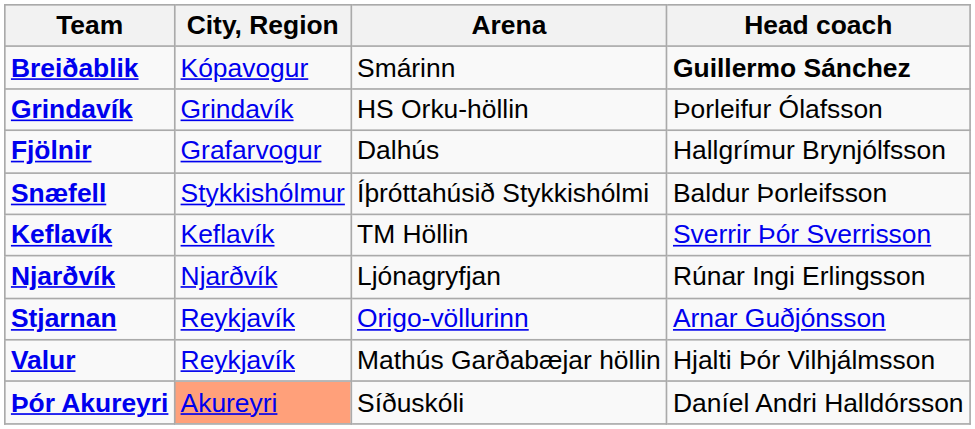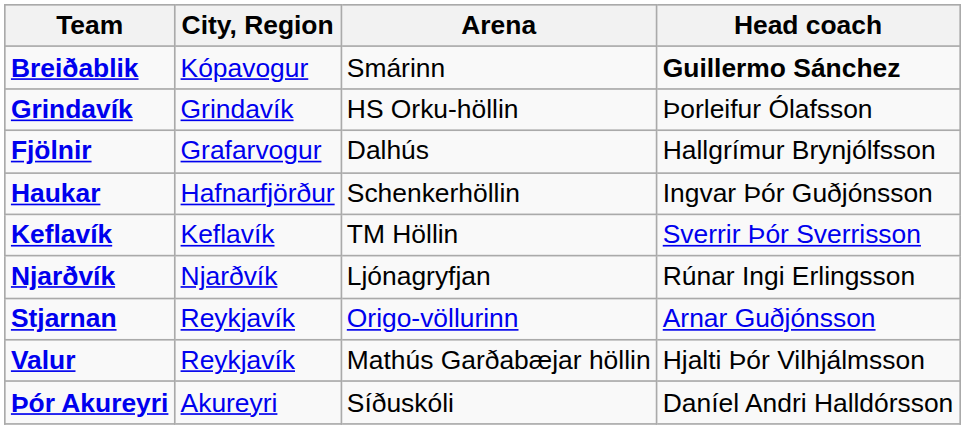+ row: (56, 192)
- row: (59, 192)
(229, 402) lightsalmon background -> (229, 402) no background
